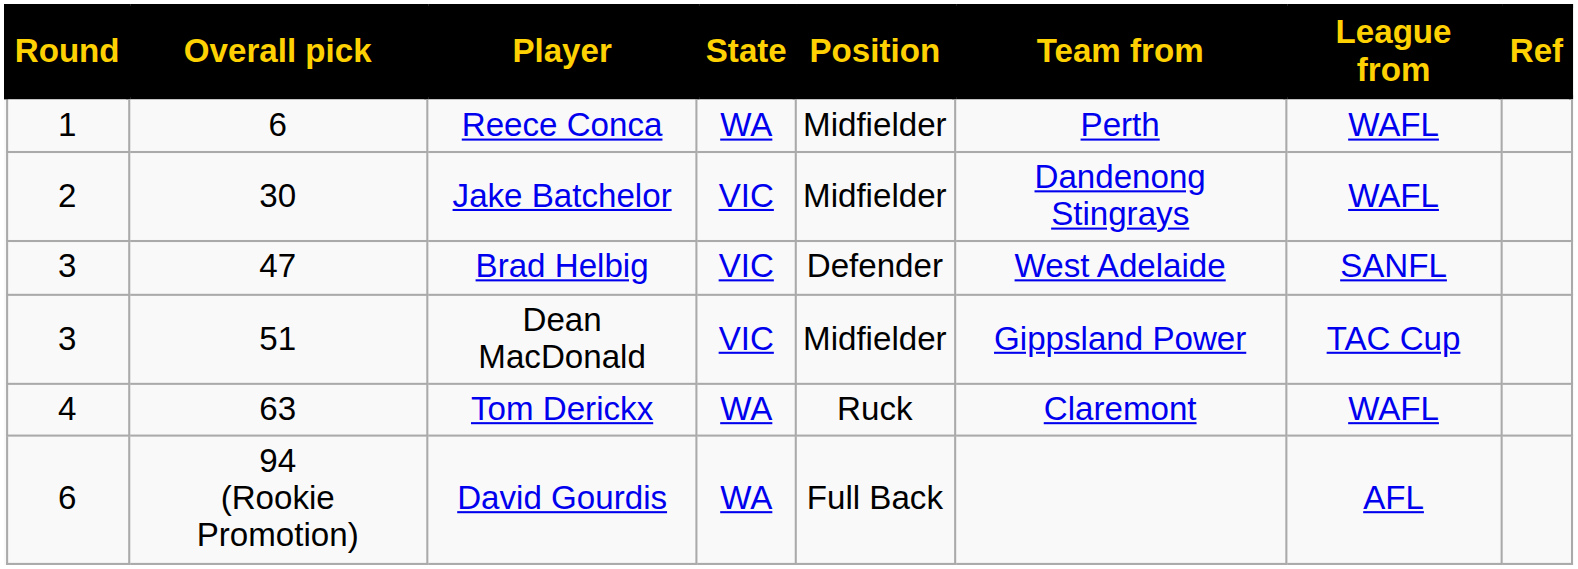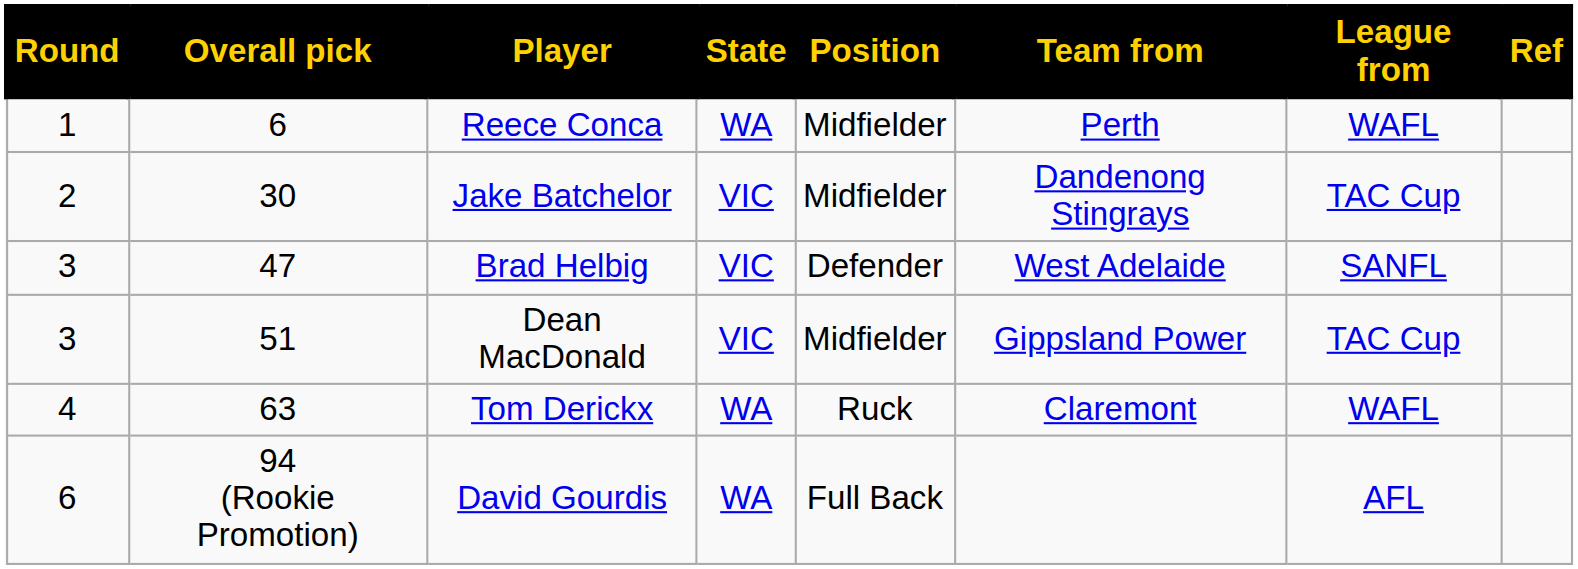(1394, 195) WAFL -> (1394, 195) TAC Cup
